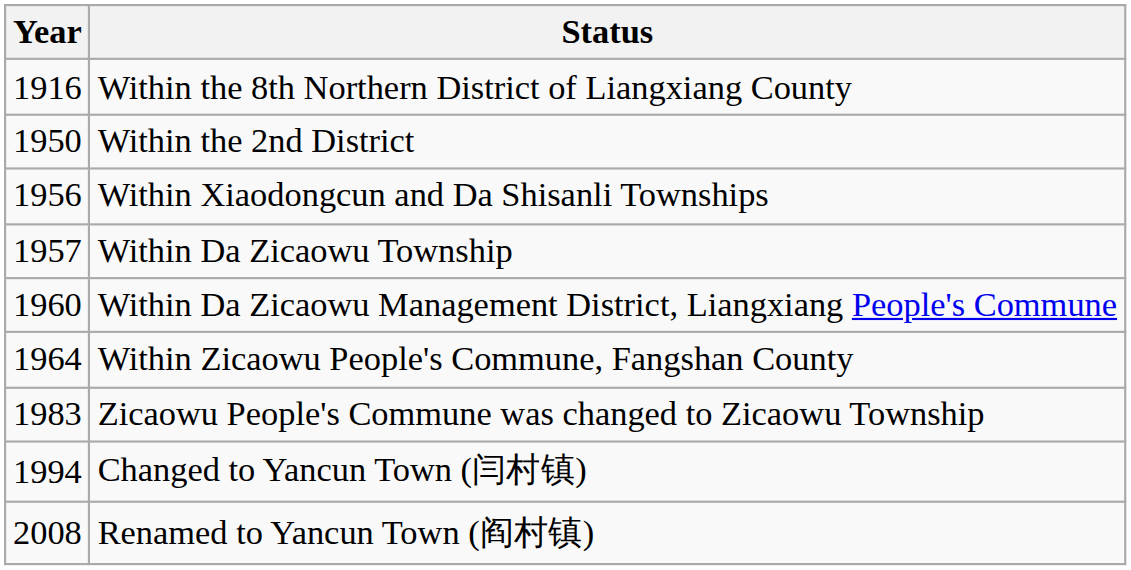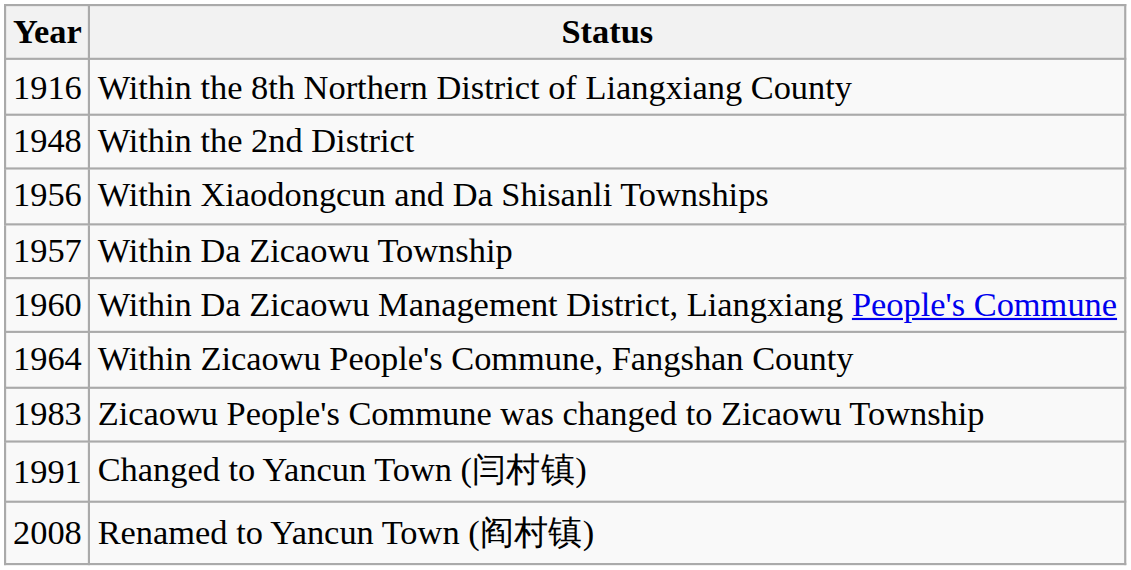(47, 140) 1950 -> (47, 140) 1948
(47, 471) 1994 -> (47, 471) 1991
